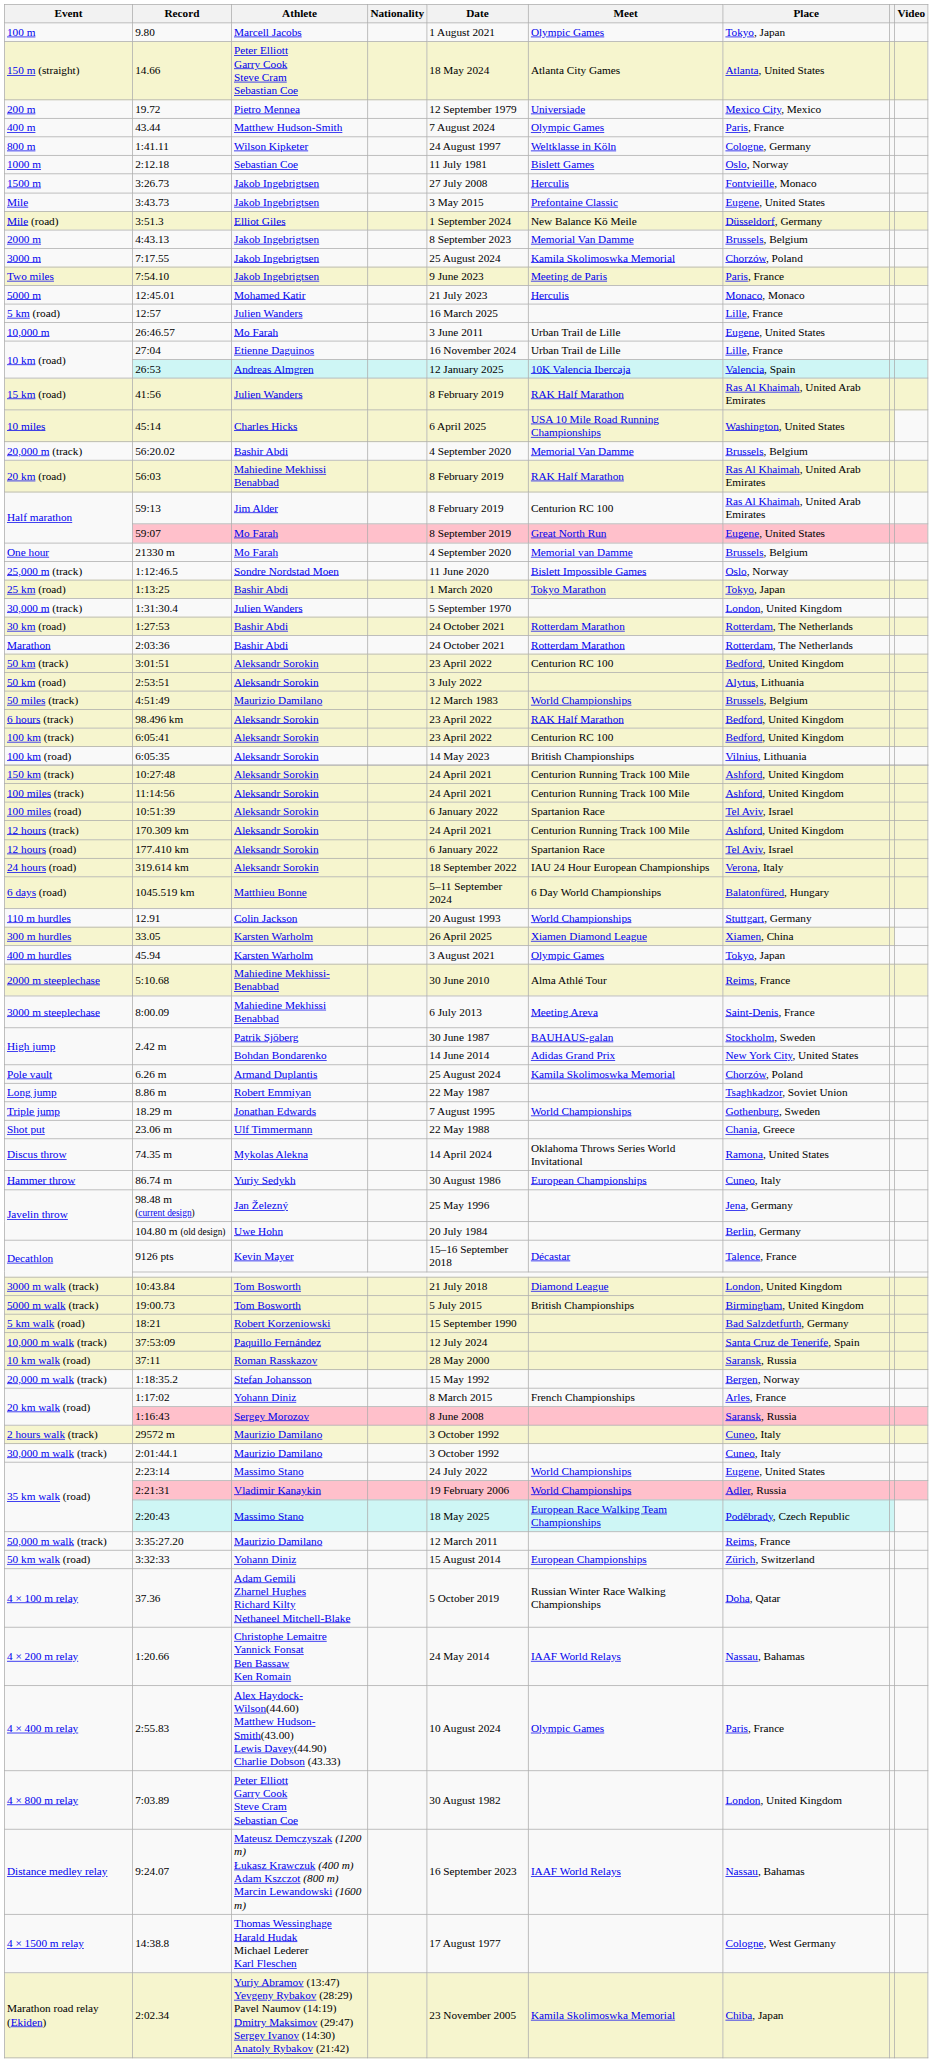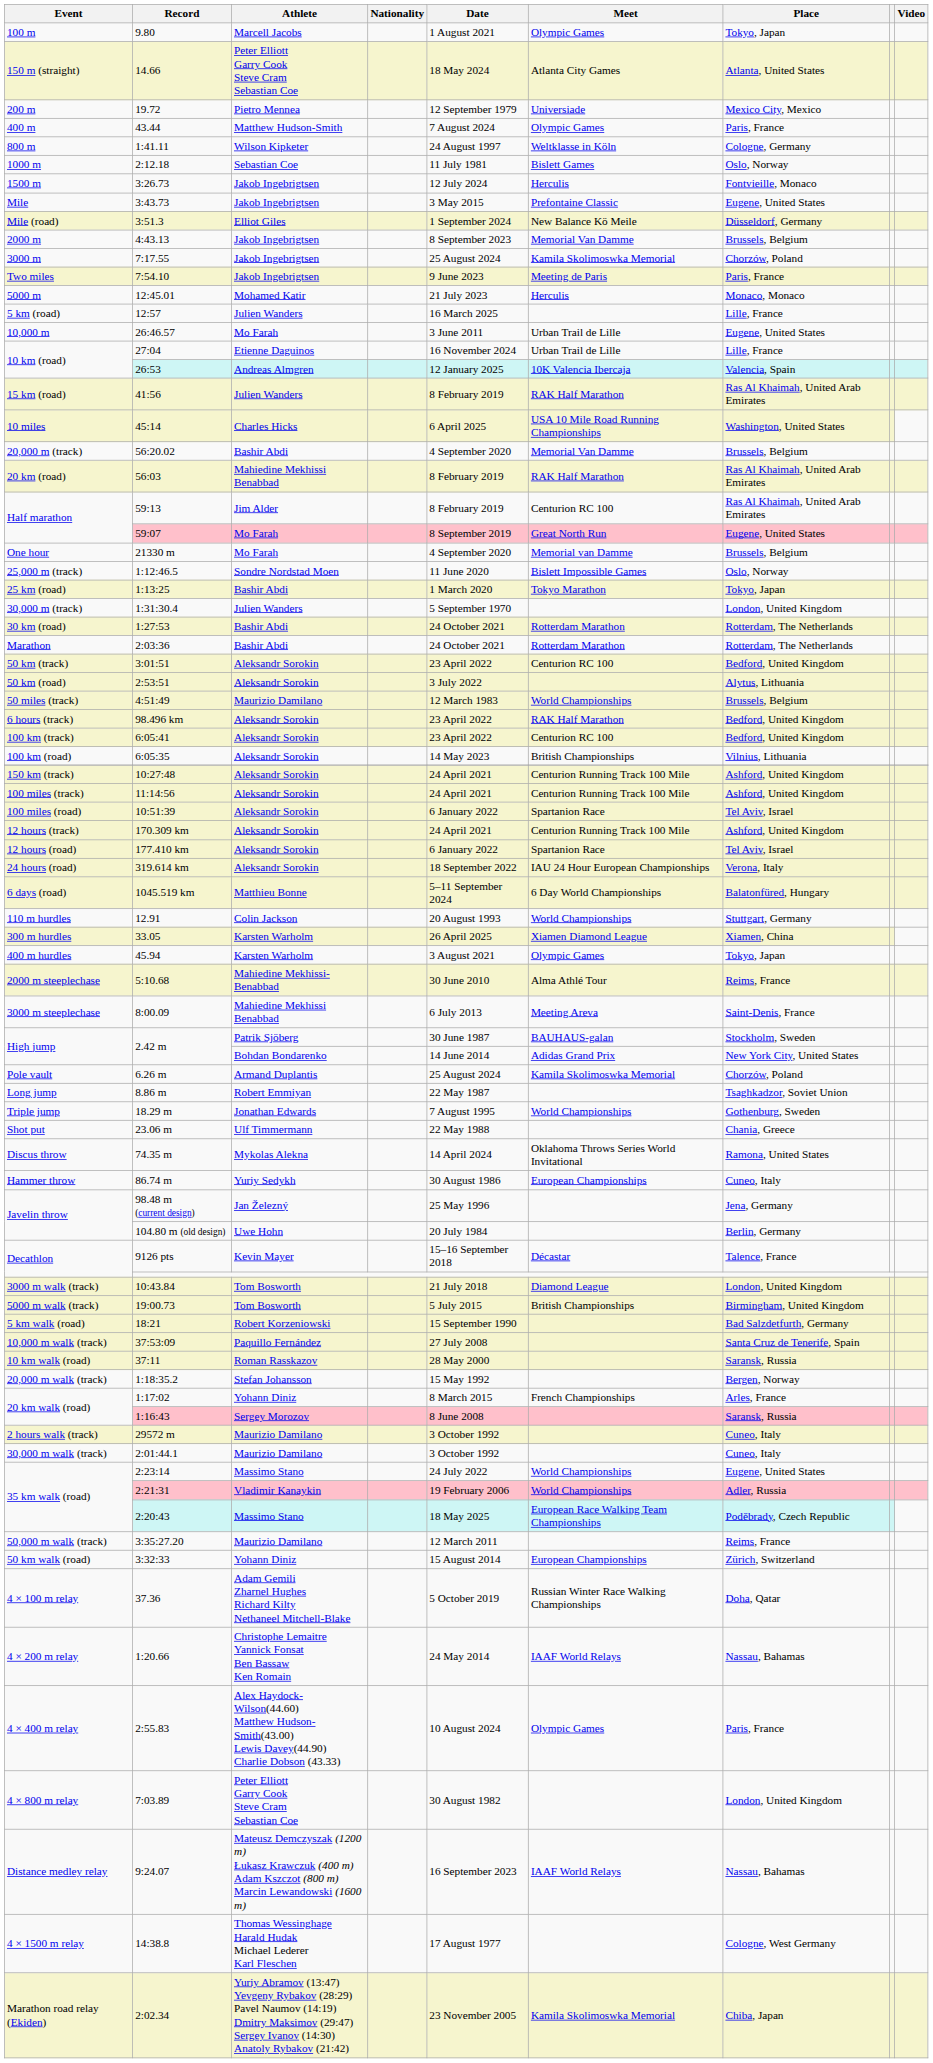(458, 183) 27 July 2008 -> (458, 183) 12 July 2024
(458, 1342) 12 July 2024 -> (458, 1342) 27 July 2008
